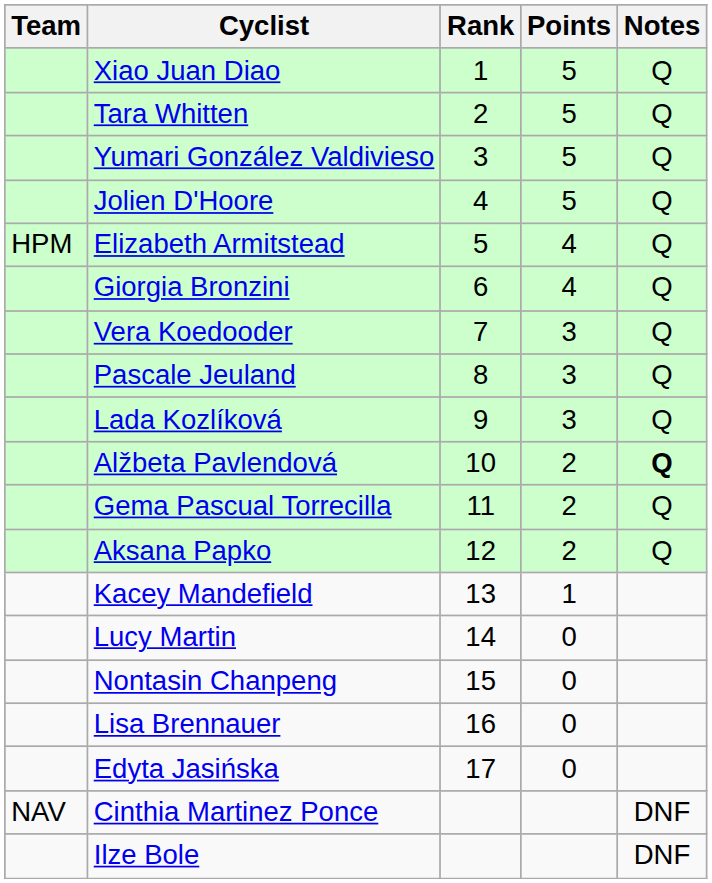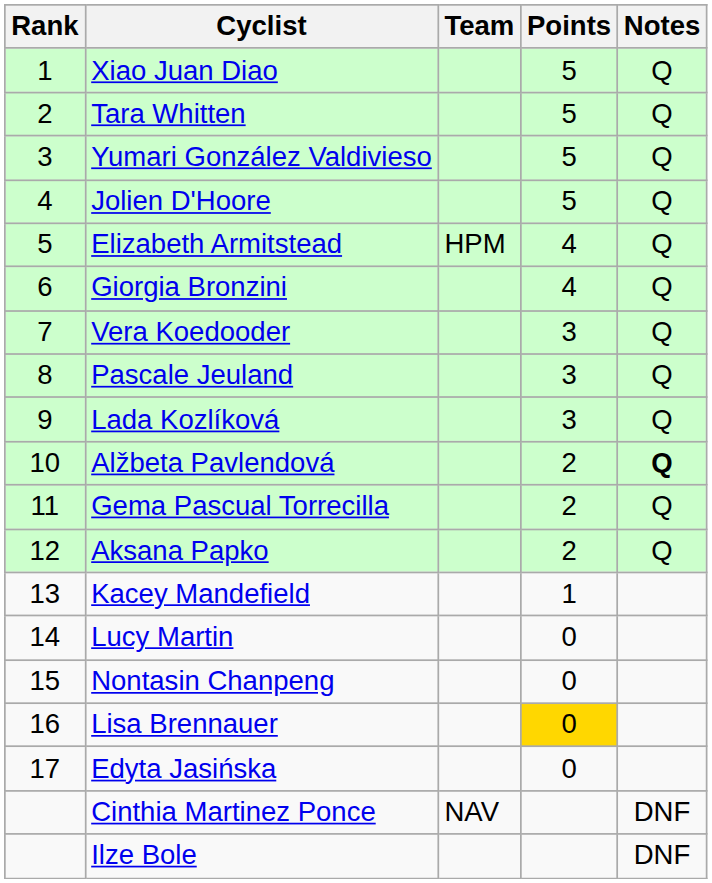columns swapped: (481, 26) <-> (46, 26)
(569, 724) no background -> (569, 724) gold background
